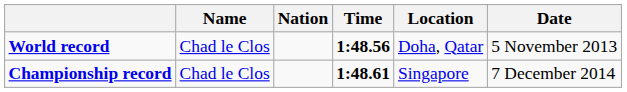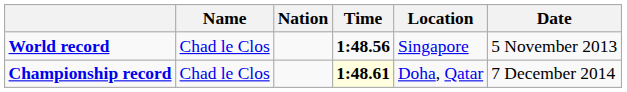(441, 45) Doha, Qatar -> (433, 45) Singapore
(363, 73) no background -> (363, 73) lightyellow background
(433, 73) Singapore -> (441, 73) Doha, Qatar
